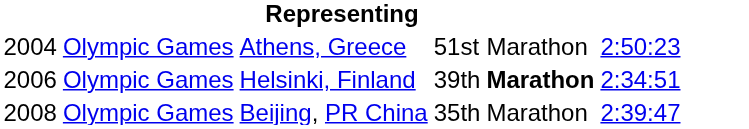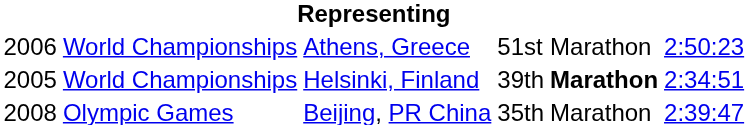(30, 46) 2004 -> (30, 46) 2006
(148, 46) Olympic Games -> (180, 46) World Championships
(30, 79) 2006 -> (30, 79) 2005
(148, 79) Olympic Games -> (180, 79) World Championships
